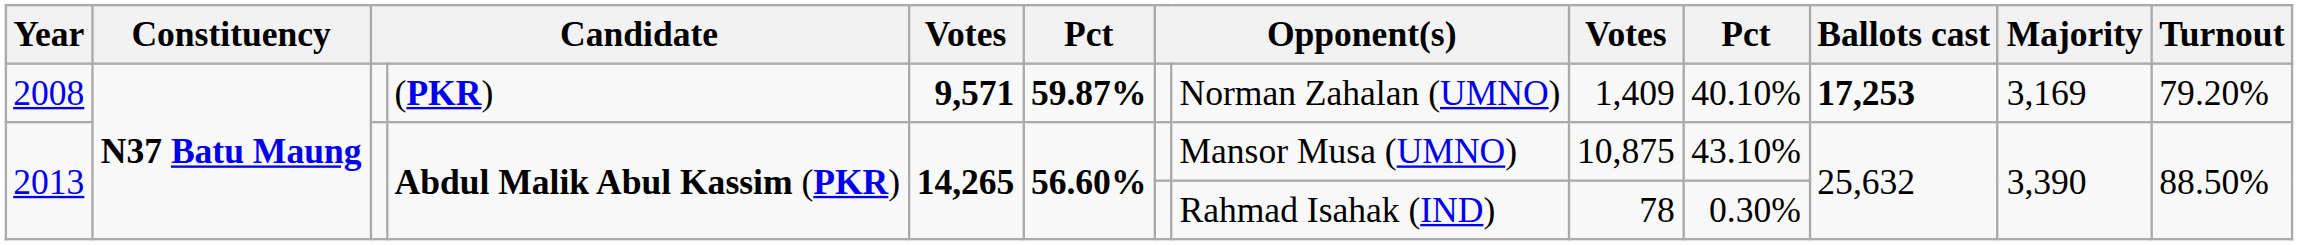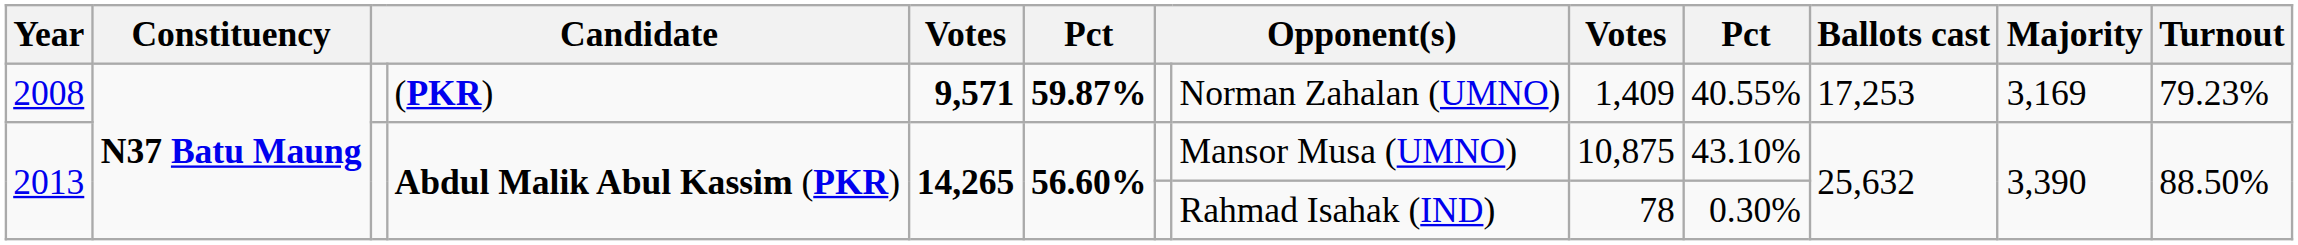(1746, 92) 40.10% -> (1746, 92) 40.55%
(1866, 92) bold -> (1866, 92) normal
(2214, 92) 79.20% -> (2214, 92) 79.23%
